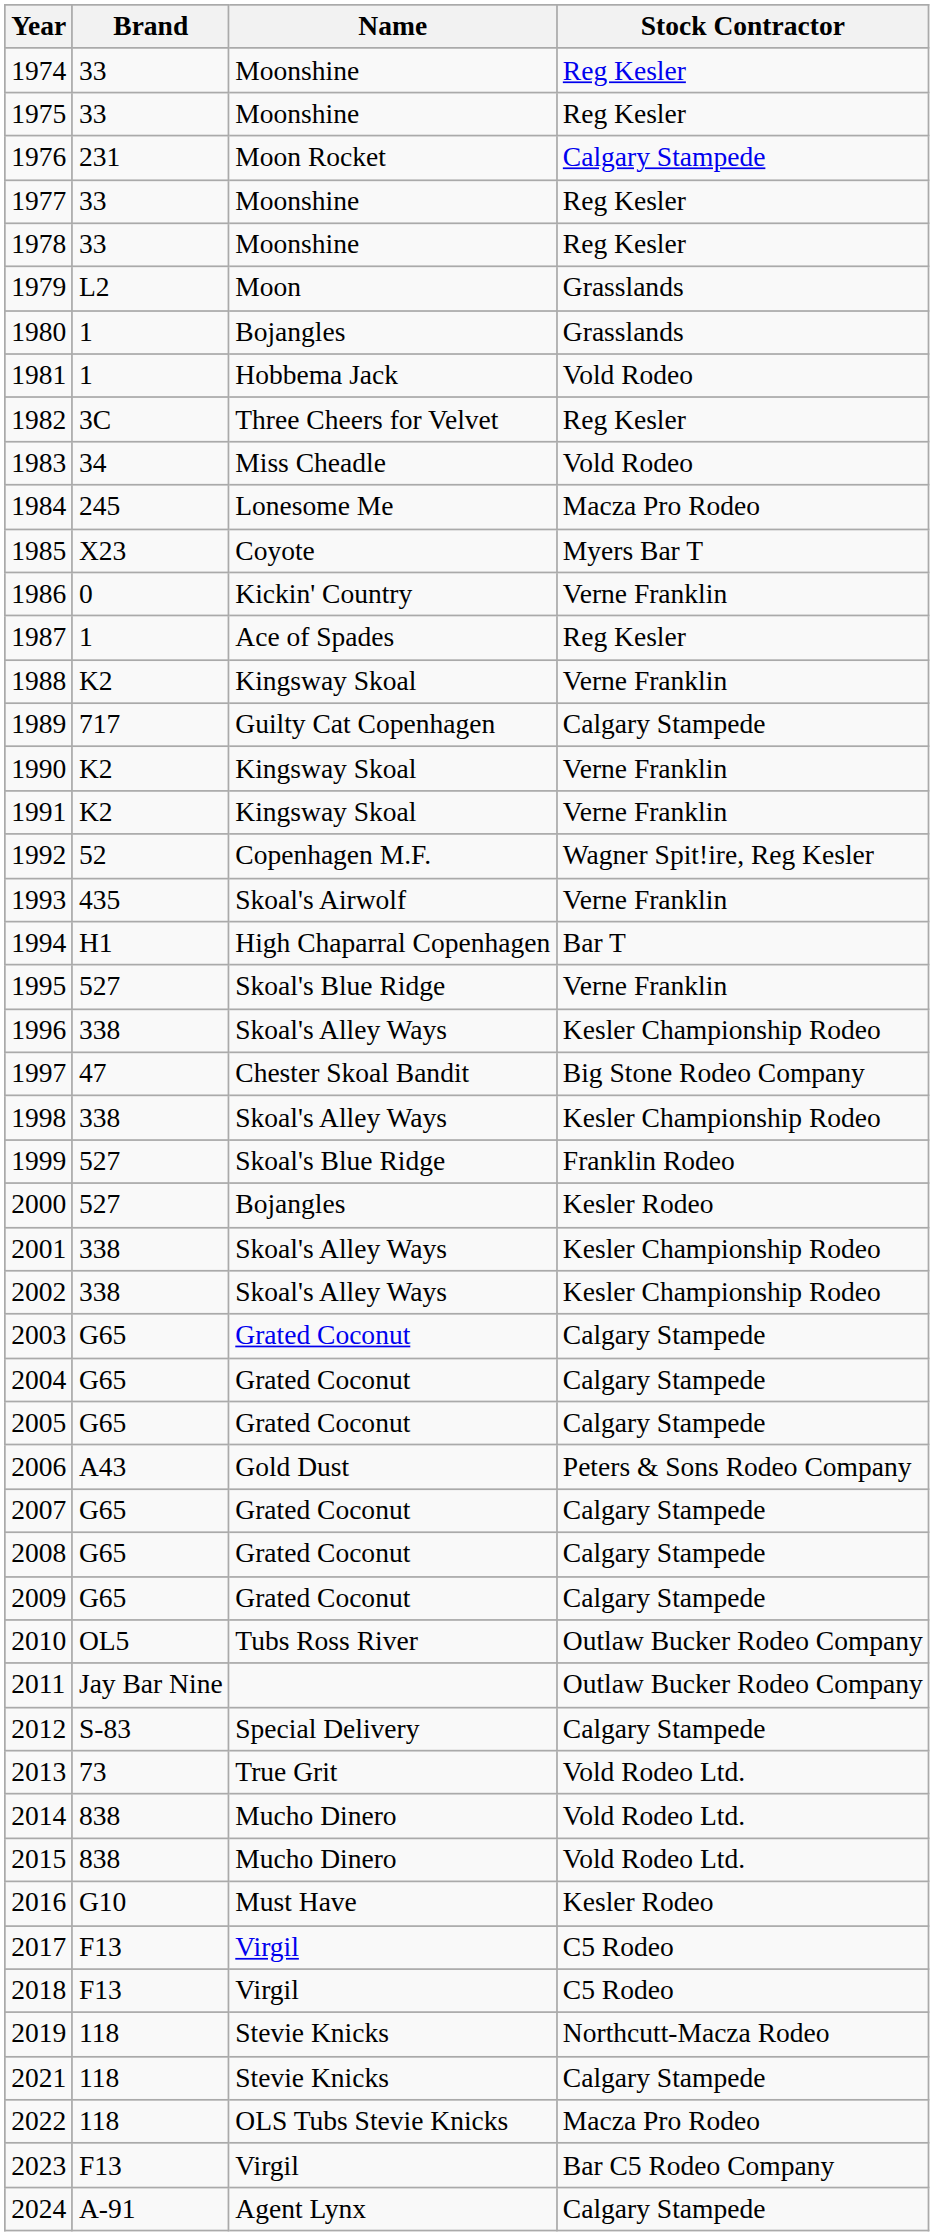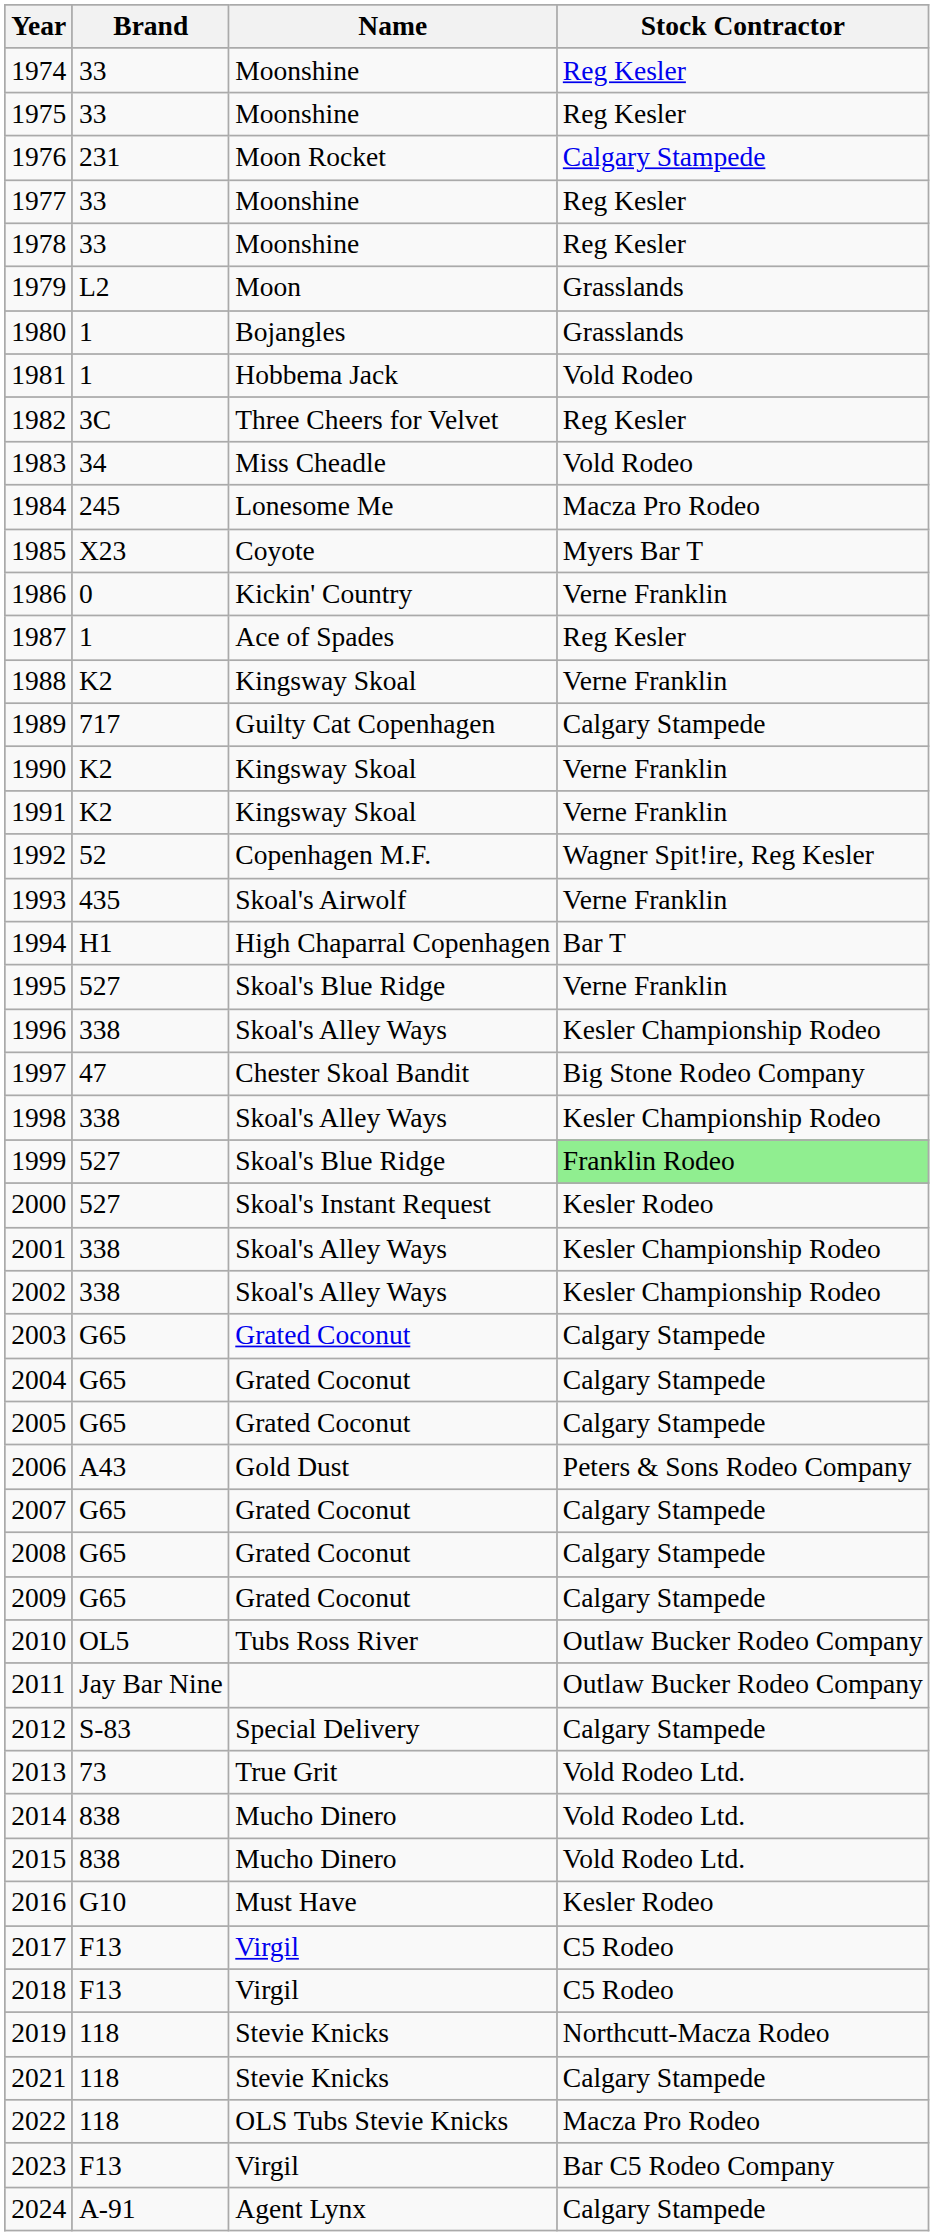(649, 1161) no background -> (649, 1161) lightgreen background
(290, 1204) Bojangles -> (363, 1204) Skoal's Instant Request
